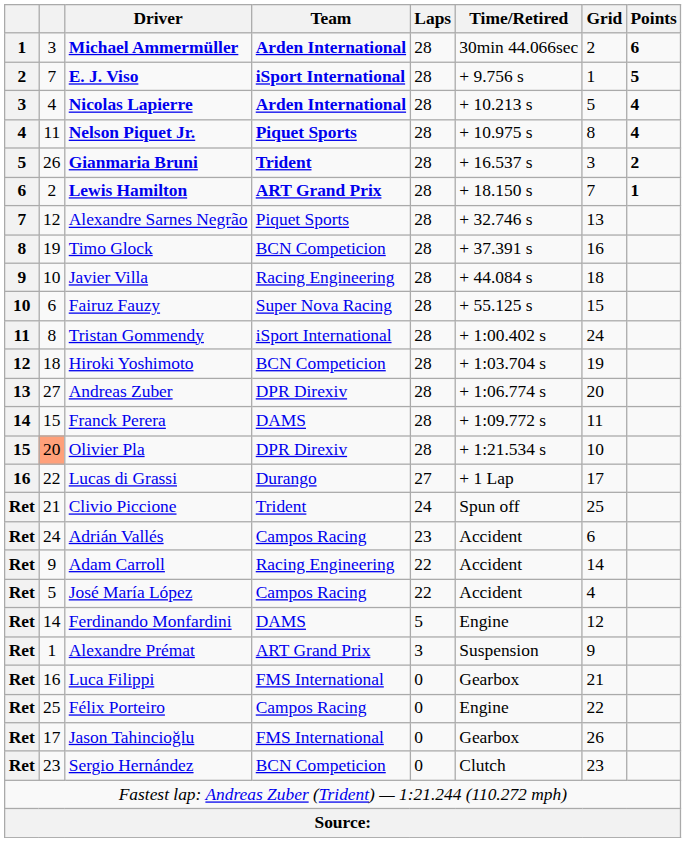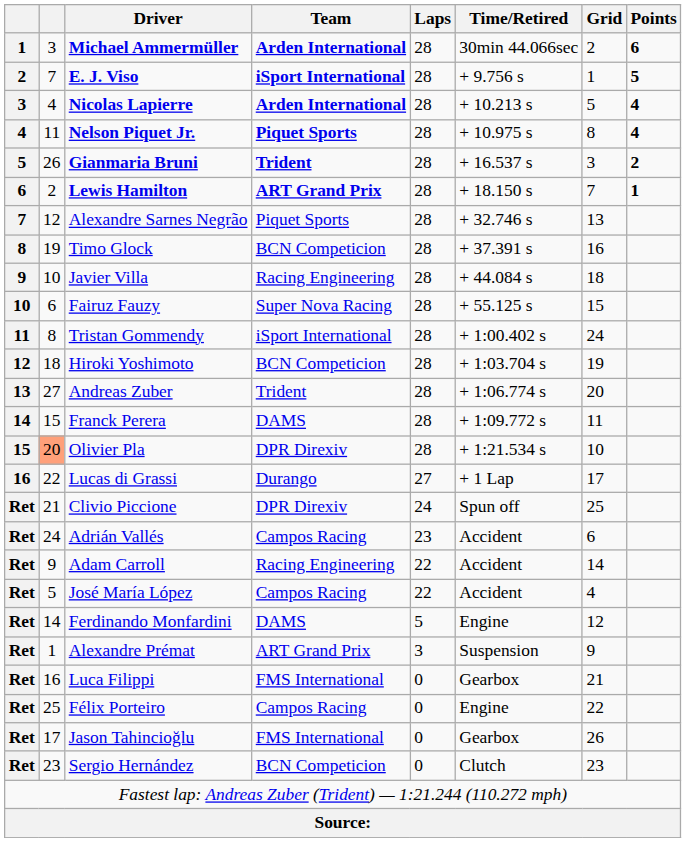(301, 391) DPR Direxiv -> (281, 391) Trident
(281, 506) Trident -> (301, 506) DPR Direxiv
